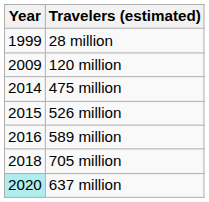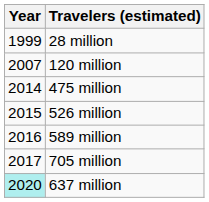(25, 64) 2009 -> (25, 64) 2007
(25, 161) 2018 -> (25, 161) 2017
